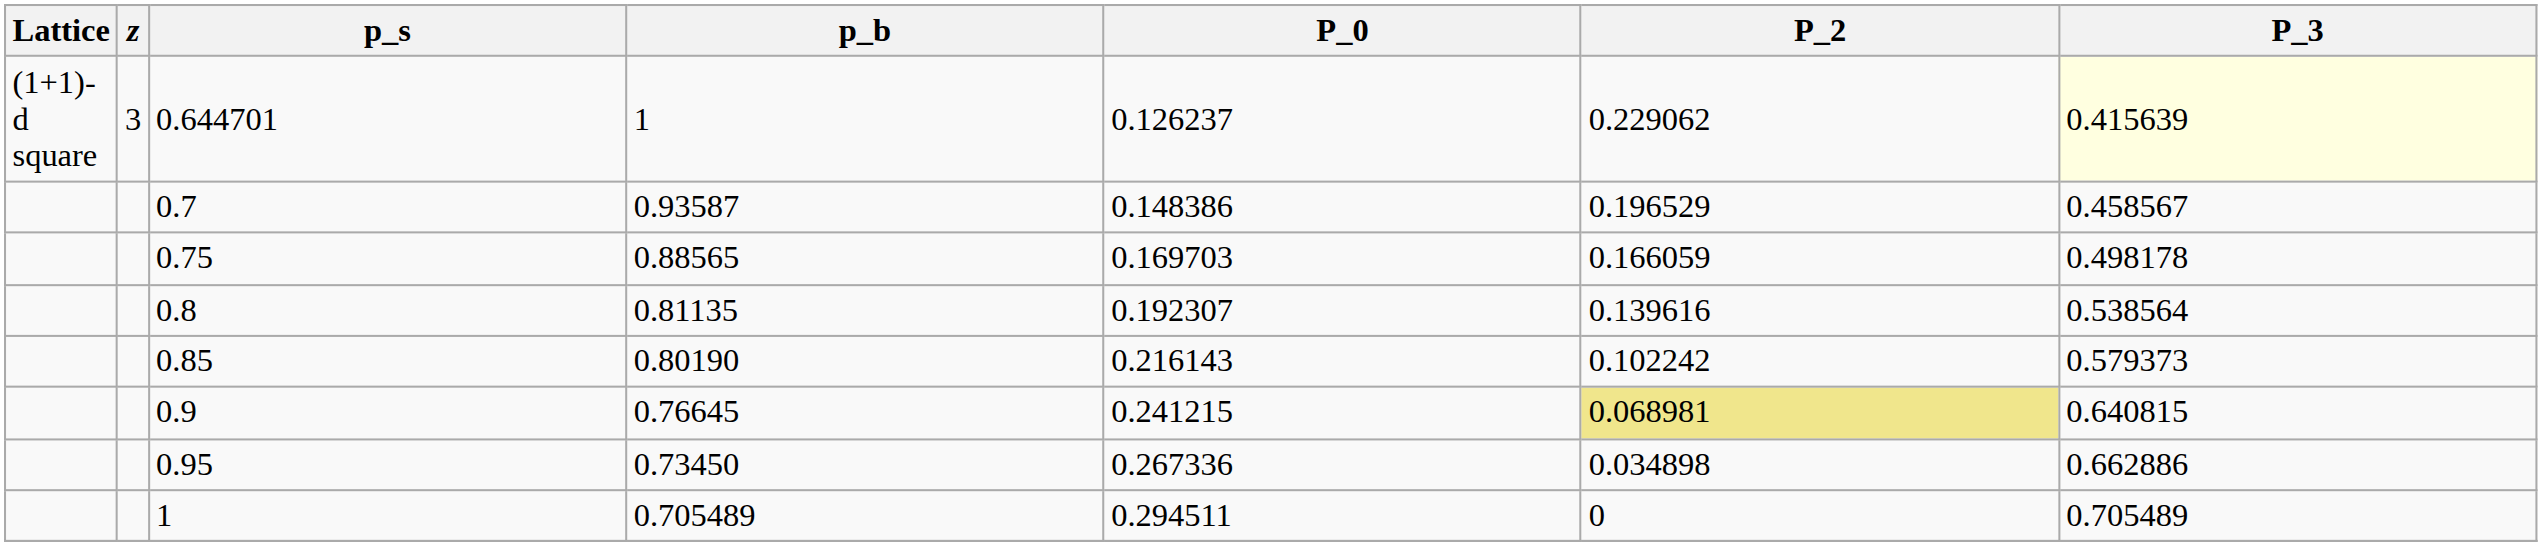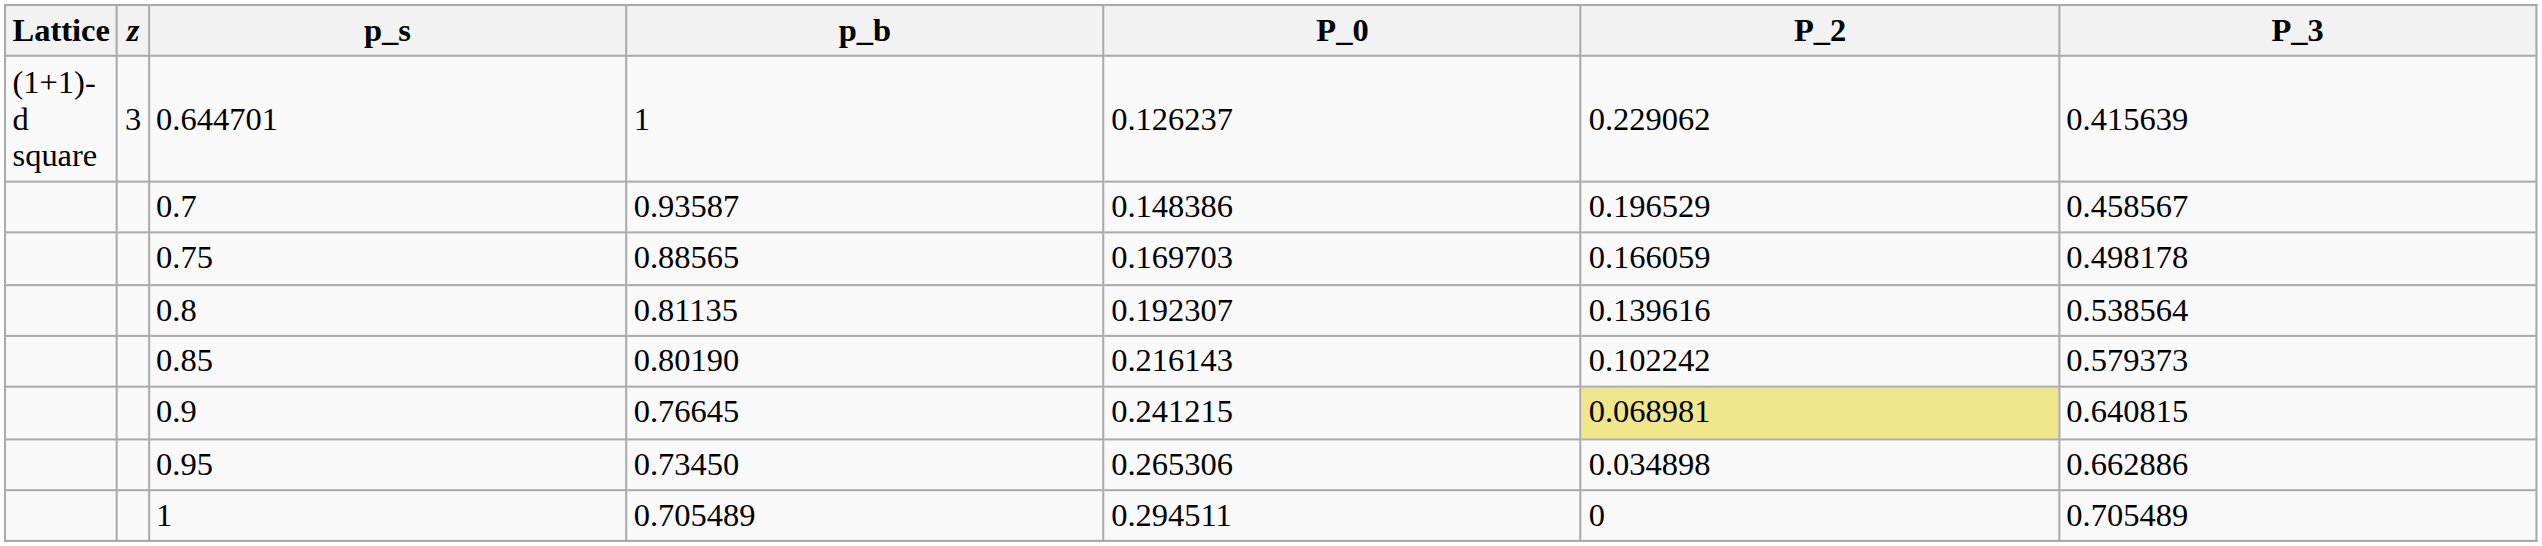(2127, 118) lightyellow background -> (2127, 118) no background
(1172, 463) 0.267336 -> (1172, 463) 0.265306
